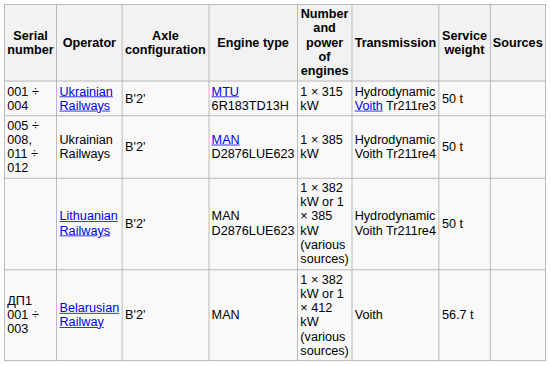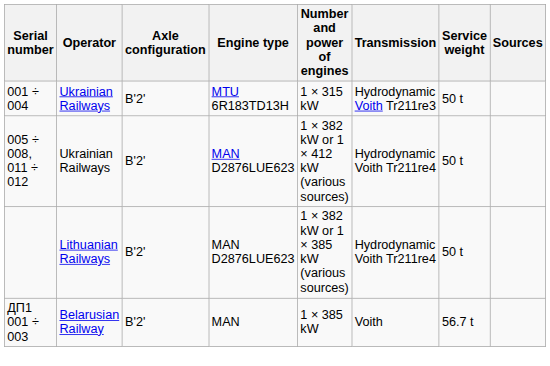(322, 147) 1 × 385 kW -> (325, 161) 1 × 382 kW or 1 × 412 kW (various sources)
(325, 315) 1 × 382 kW or 1 × 412 kW (various sources) -> (322, 322) 1 × 385 kW
